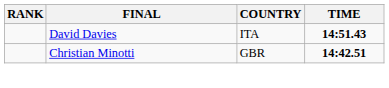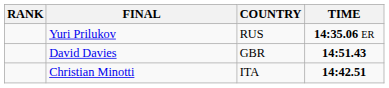+ row: (83, 33)
(249, 33) ITA -> (252, 53) GBR
(252, 53) GBR -> (249, 72) ITA
